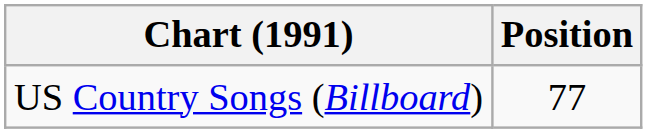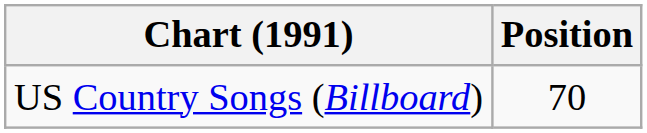(567, 95) 77 -> (567, 95) 70
